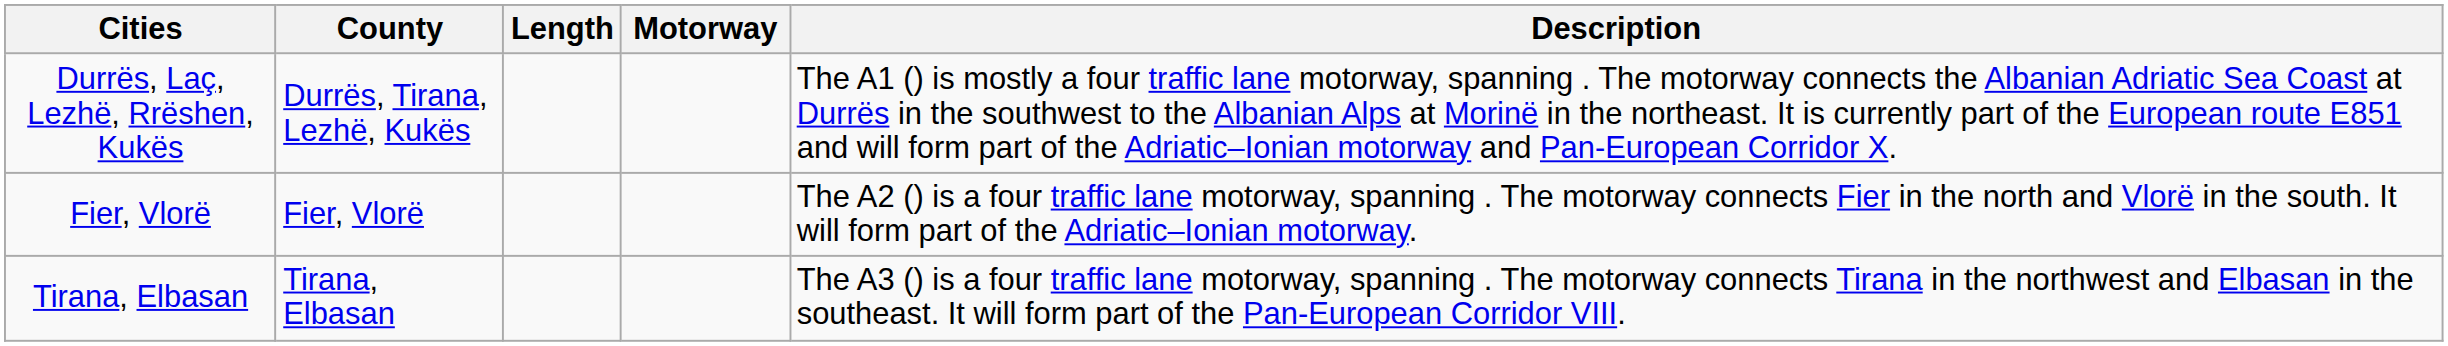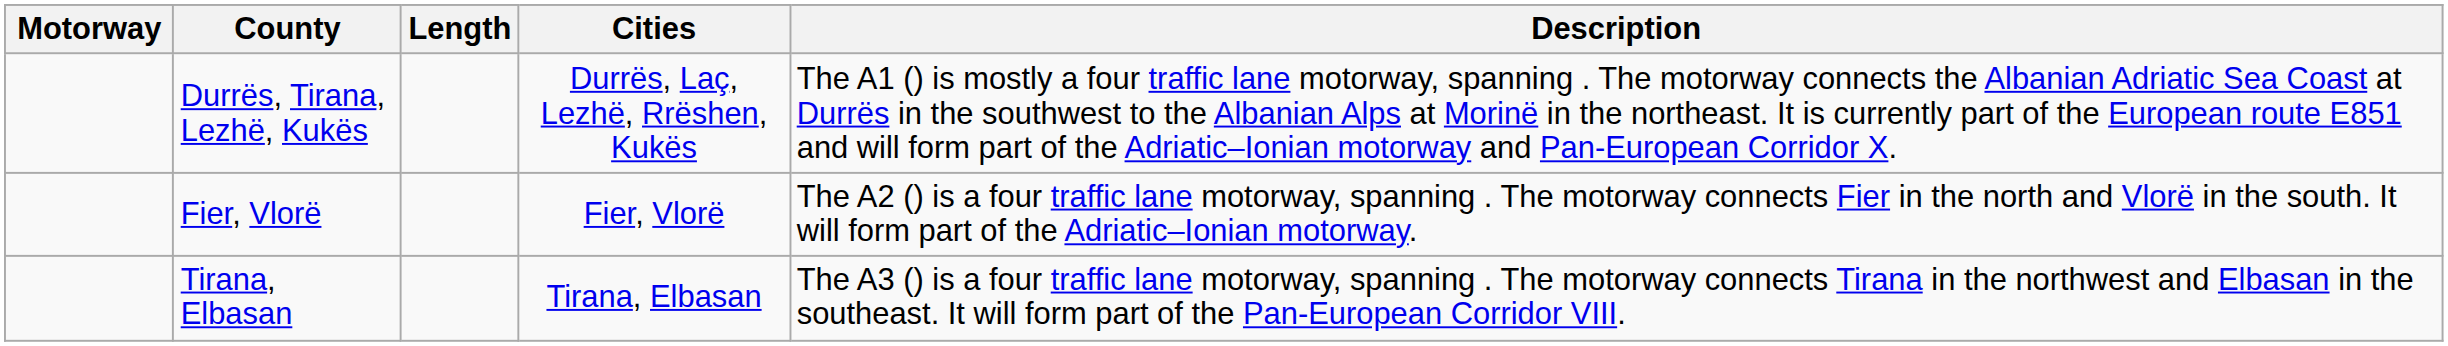columns swapped: (705, 28) <-> (141, 28)
